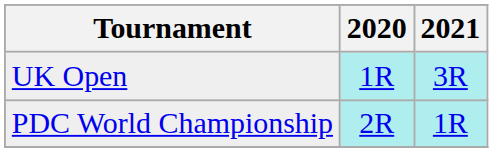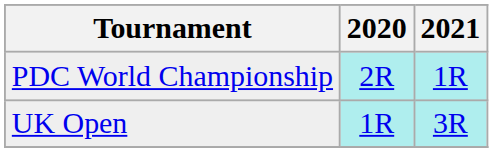rows swapped: (172, 123) <-> (70, 75)
